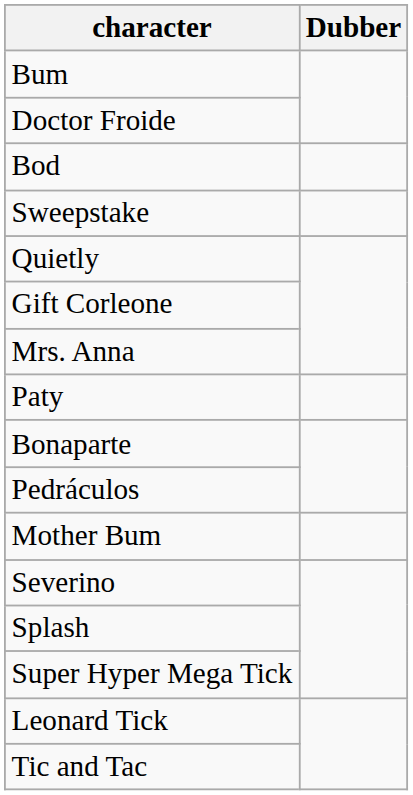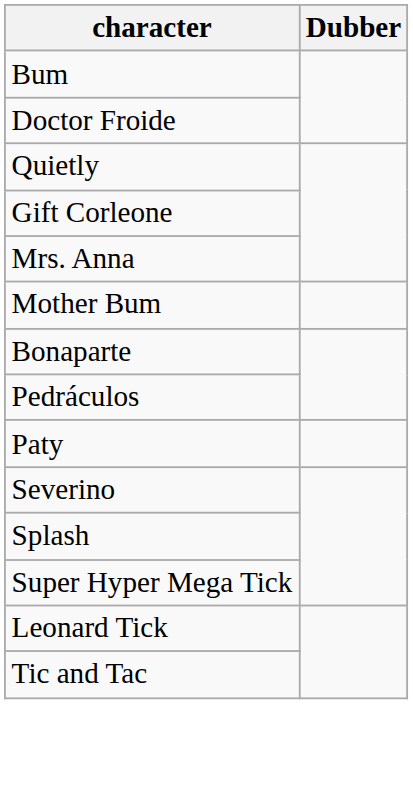- row: (36, 166)
- row: (80, 212)
rows swapped: (86, 535) <-> (38, 397)
